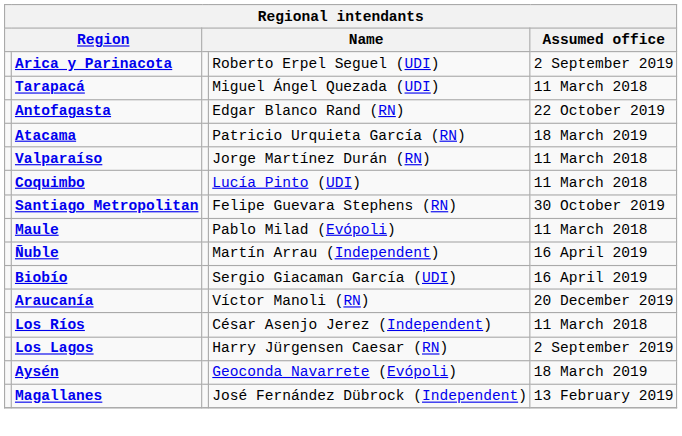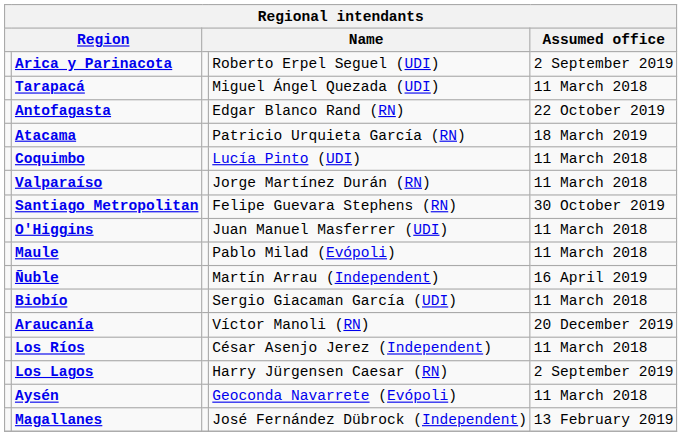rows swapped: (50, 183) <-> (59, 159)
+ row: (54, 230)
(591, 277) 16 April 2019 -> (591, 301) 11 March 2018
(591, 372) 18 March 2019 -> (591, 396) 11 March 2018
